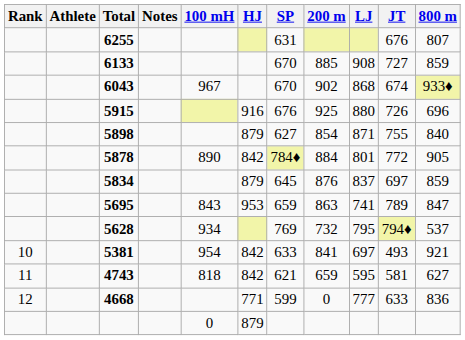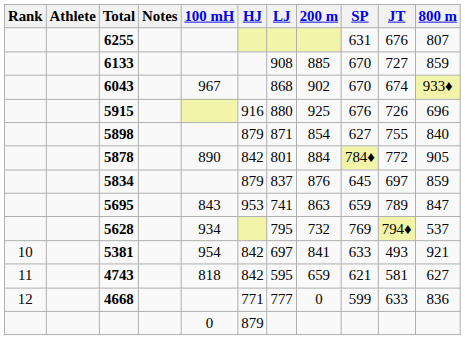columns swapped: (285, 16) <-> (364, 16)
